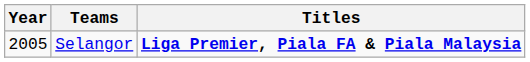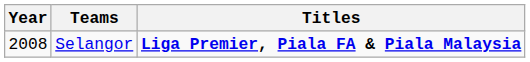(28, 44) 2005 -> (28, 44) 2008
